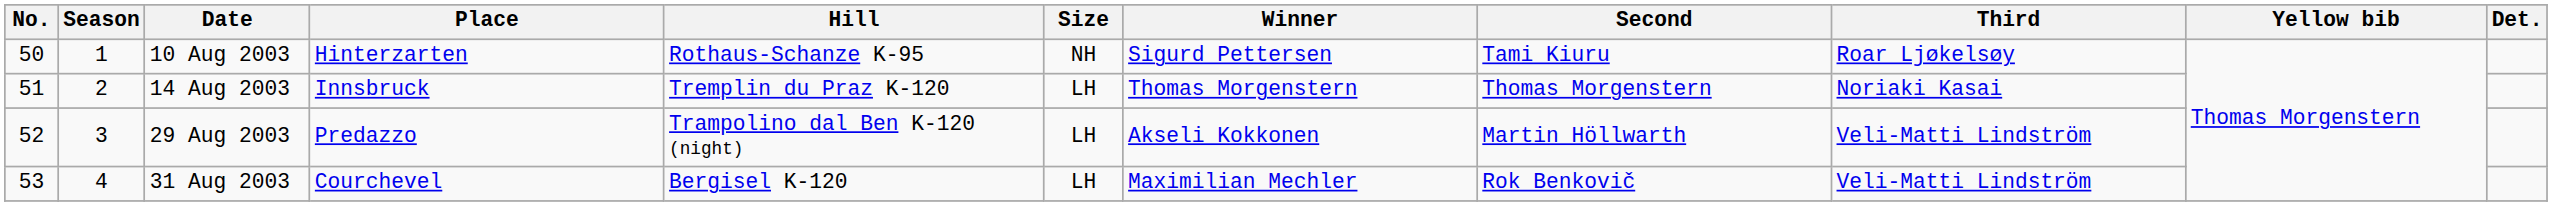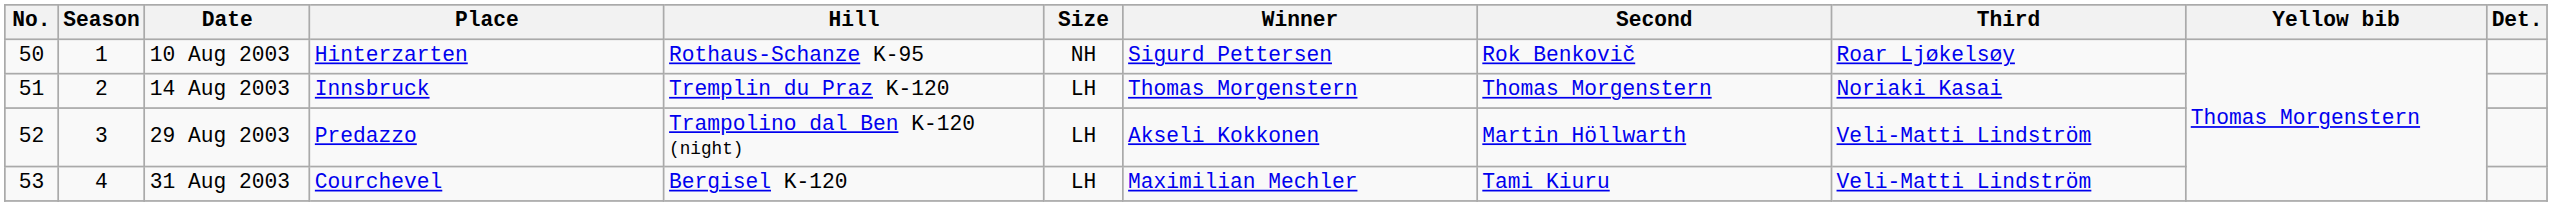(1546, 57) Tami Kiuru -> (1559, 57) Rok Benkovič
(1559, 184) Rok Benkovič -> (1546, 184) Tami Kiuru
